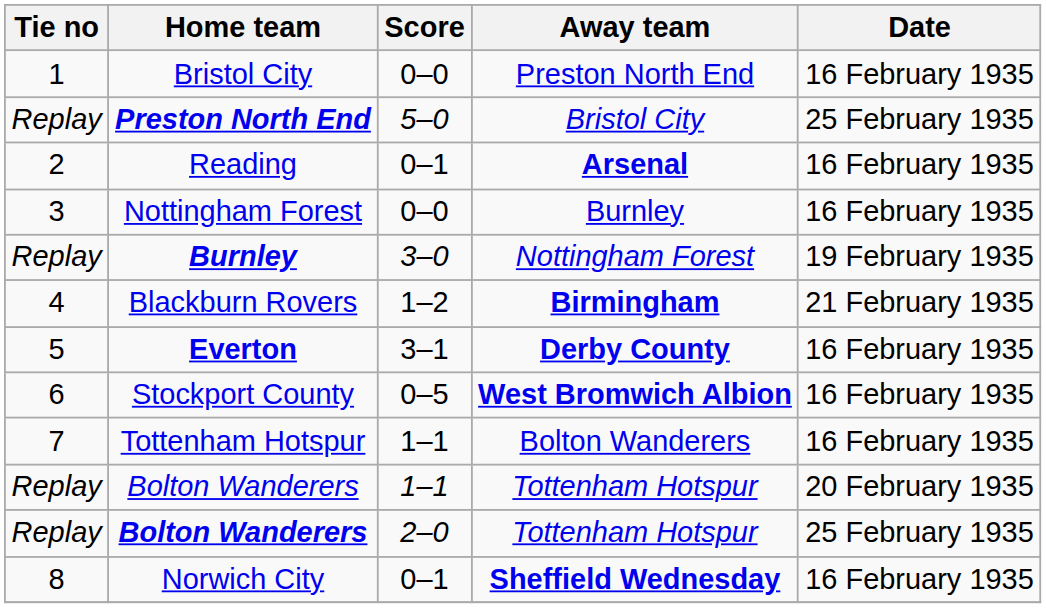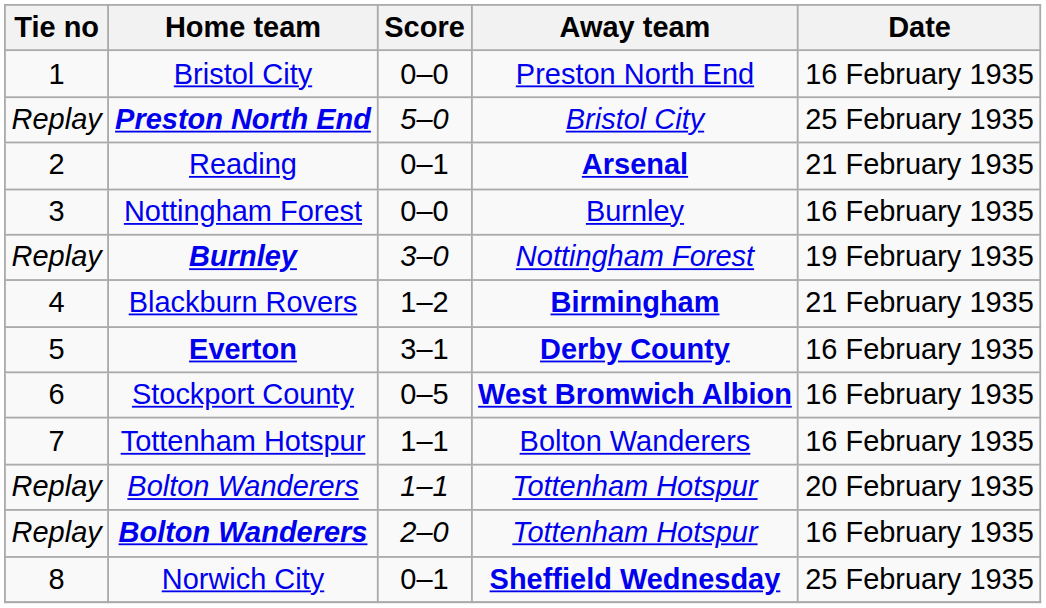(920, 165) 16 February 1935 -> (920, 165) 21 February 1935
(920, 532) 25 February 1935 -> (920, 532) 16 February 1935
(920, 578) 16 February 1935 -> (920, 578) 25 February 1935
